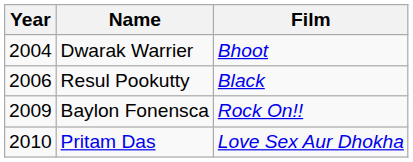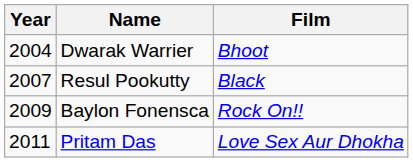(30, 80) 2006 -> (30, 80) 2007
(30, 141) 2010 -> (30, 141) 2011
